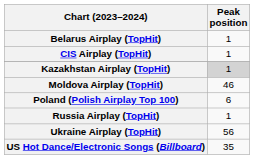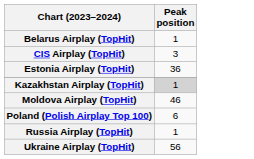(229, 54) 1 -> (175, 54) 3
+ row: (79, 69)
- row: (106, 147)
